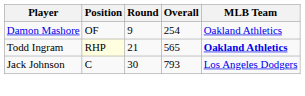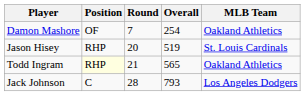(130, 30) 9 -> (130, 30) 7
+ row: (33, 47)
(246, 47) bold -> (243, 64) normal
(133, 64) 30 -> (133, 82) 28
